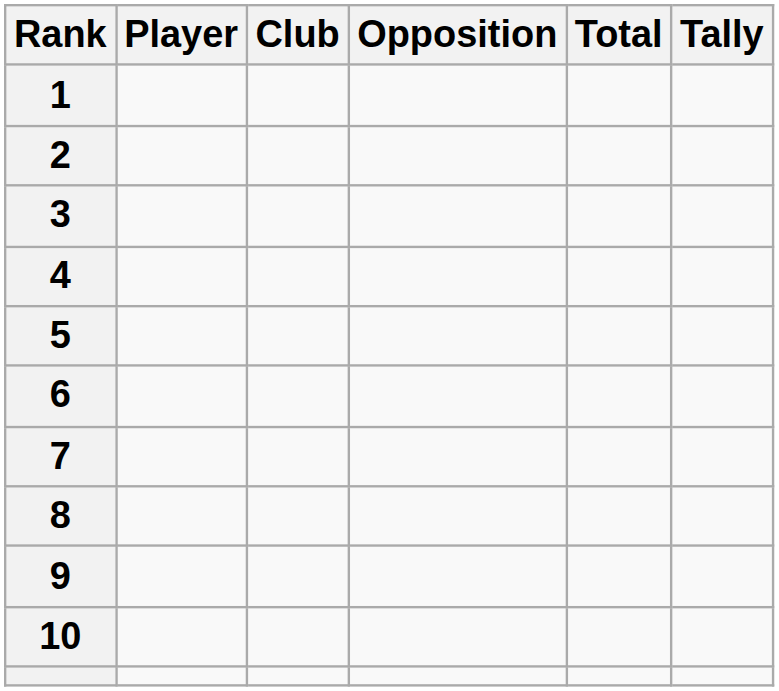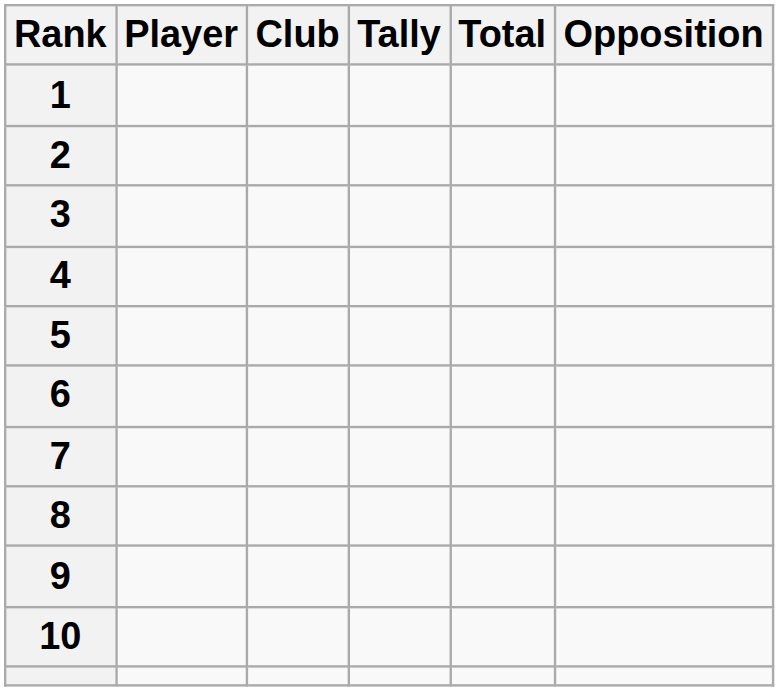columns swapped: (722, 34) <-> (457, 34)
